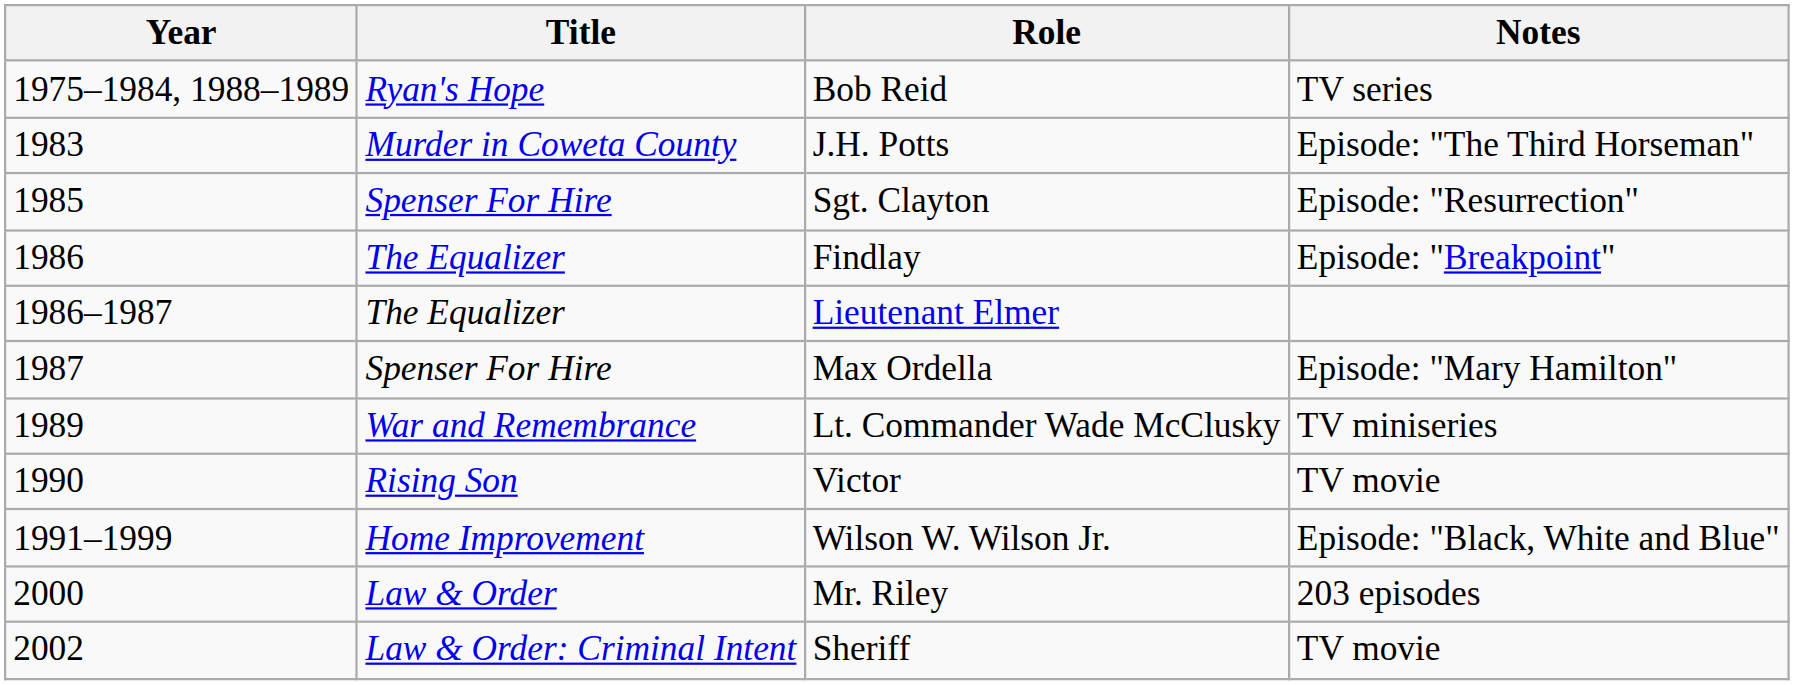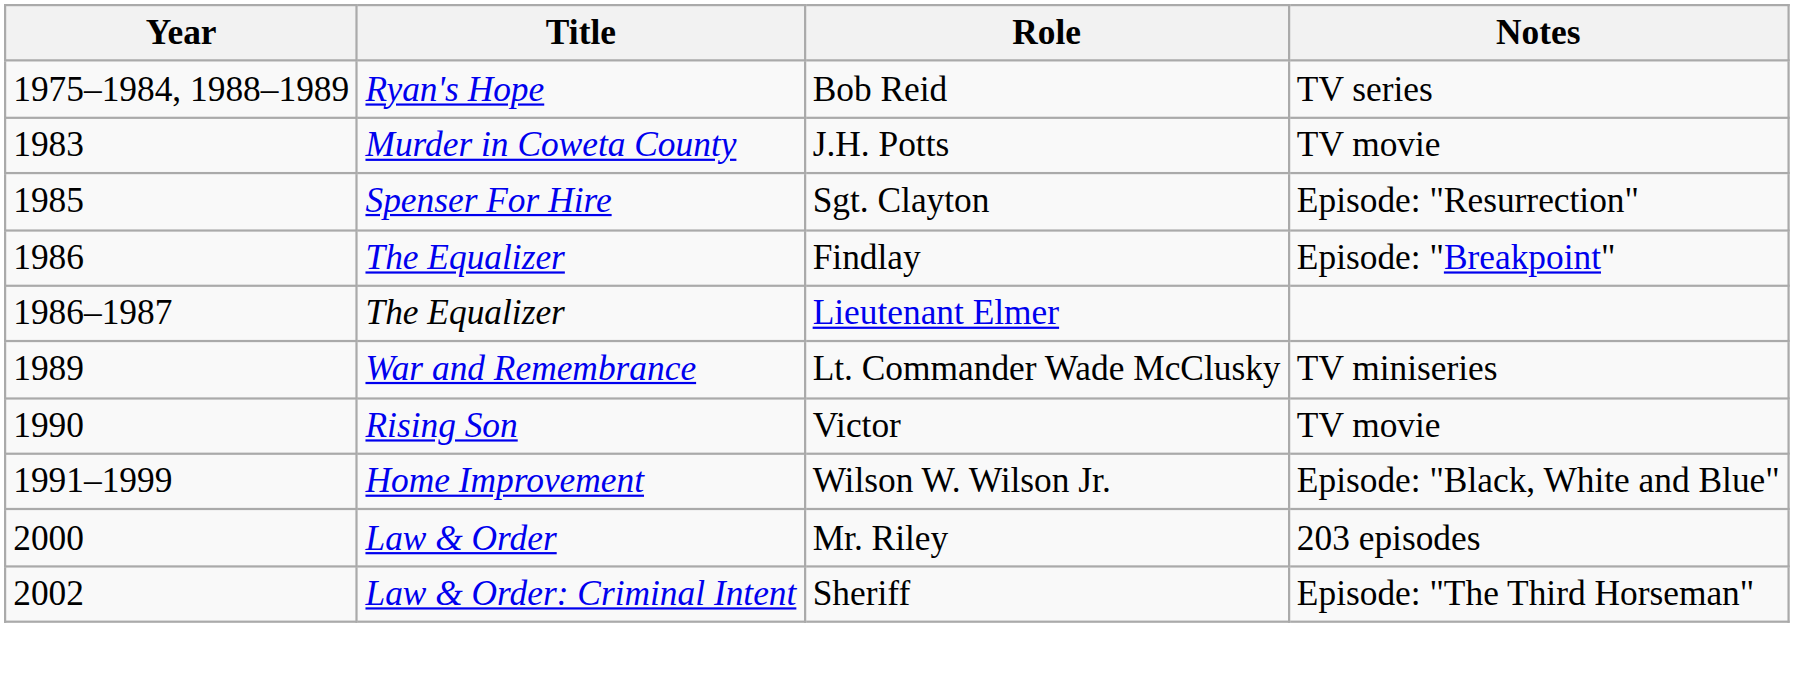(1526, 144) Episode: "The Third Horseman" -> (1369, 144) TV movie
- row: (903, 369)
(1369, 649) TV movie -> (1526, 593) Episode: "The Third Horseman"
